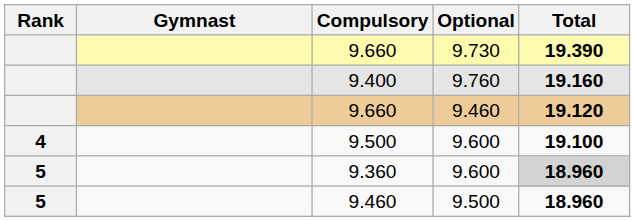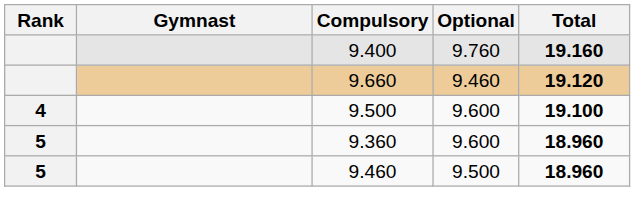- row: (373, 50)
(574, 172) lightgrey background -> (574, 141) no background
